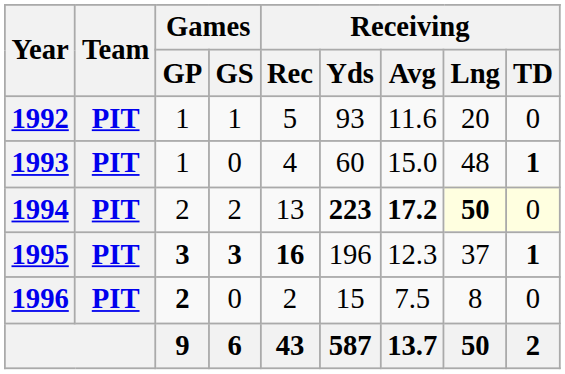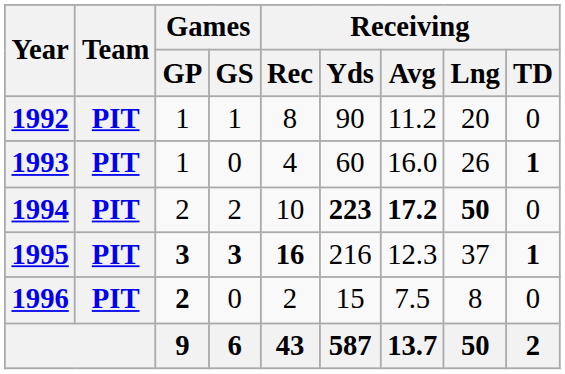(290, 118) 5 -> (290, 118) 8
(350, 118) 93 -> (350, 118) 90
(412, 118) 11.6 -> (412, 118) 11.2
(412, 163) 15.0 -> (412, 163) 16.0
(475, 163) 48 -> (475, 163) 26
(290, 208) 13 -> (290, 208) 10
(475, 208) lightyellow background -> (475, 208) no background
(533, 208) lightyellow background -> (533, 208) no background
(350, 254) 196 -> (350, 254) 216
